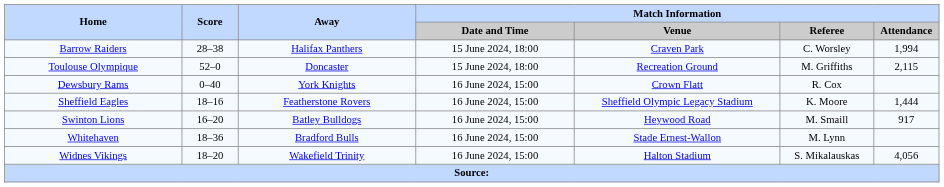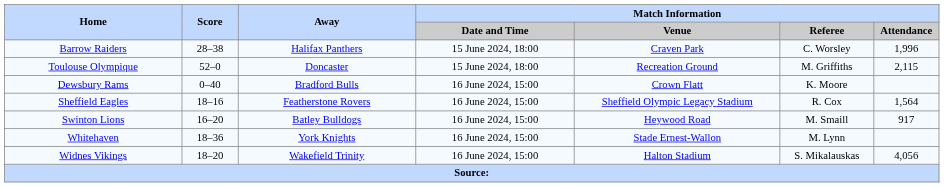(906, 48) 1,994 -> (906, 48) 1,996
(327, 84) York Knights -> (327, 84) Bradford Bulls
(827, 84) R. Cox -> (827, 84) K. Moore
(827, 102) K. Moore -> (827, 102) R. Cox
(906, 102) 1,444 -> (906, 102) 1,564
(327, 137) Bradford Bulls -> (327, 137) York Knights
